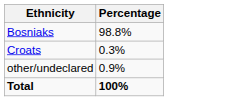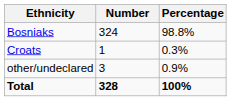+ column: (128, 13)
